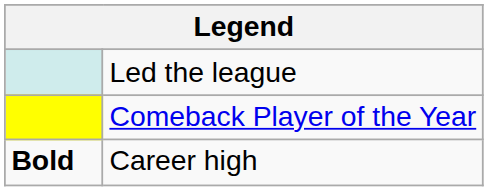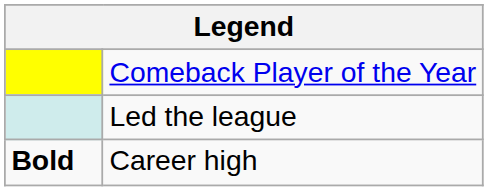rows swapped: (293, 116) <-> (203, 71)
